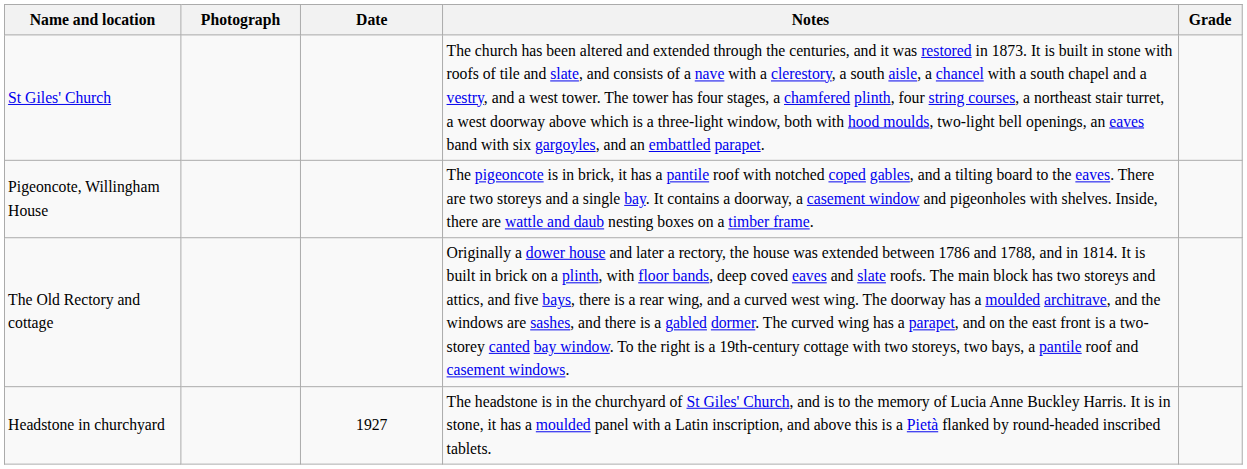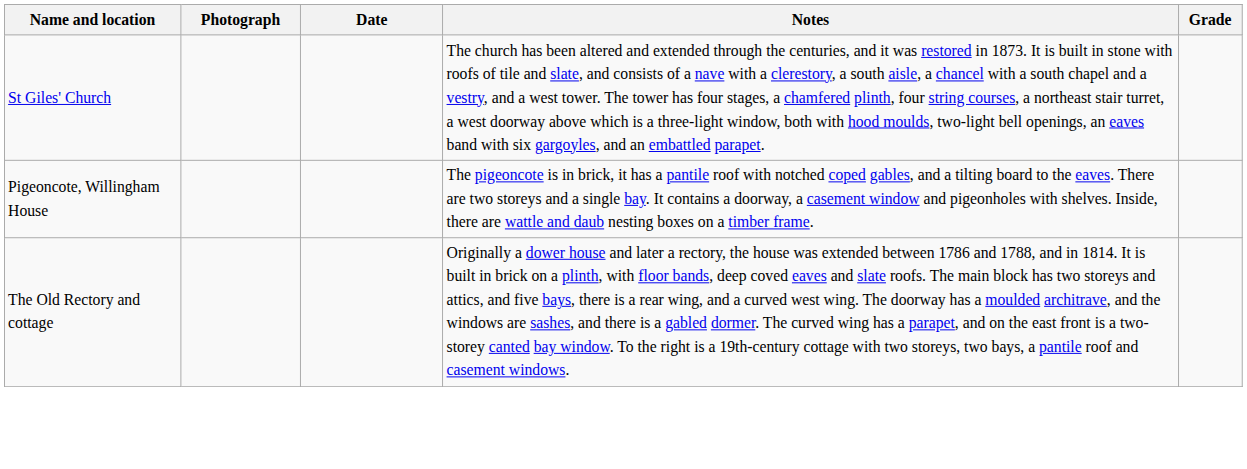- row: (86, 425)
